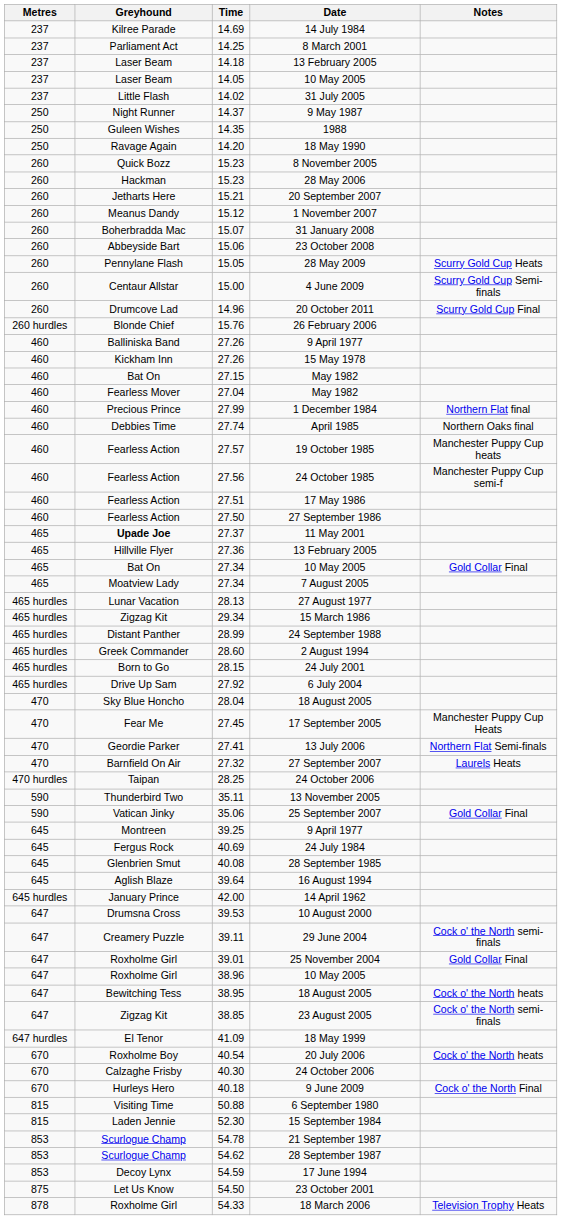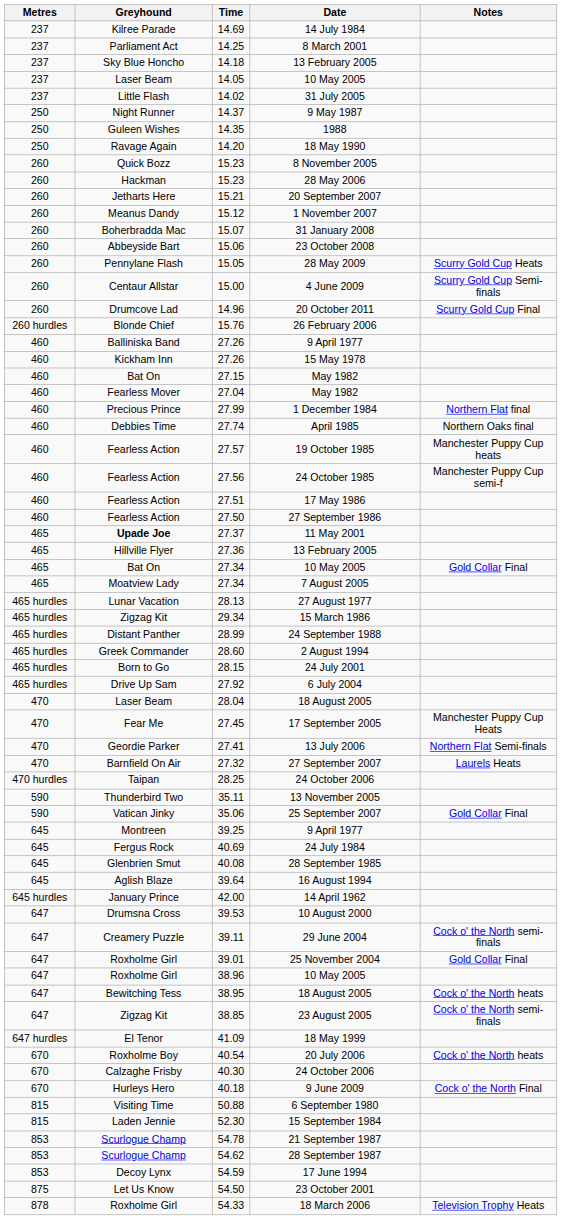(144, 63) Laser Beam -> (144, 63) Sky Blue Honcho
(144, 701) Sky Blue Honcho -> (144, 701) Laser Beam
